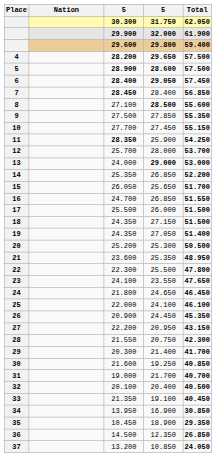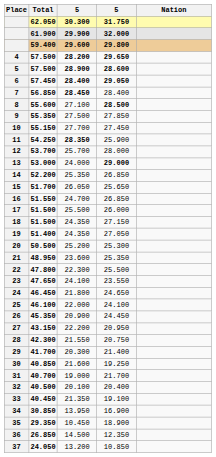columns swapped: (66, 10) <-> (197, 10)
